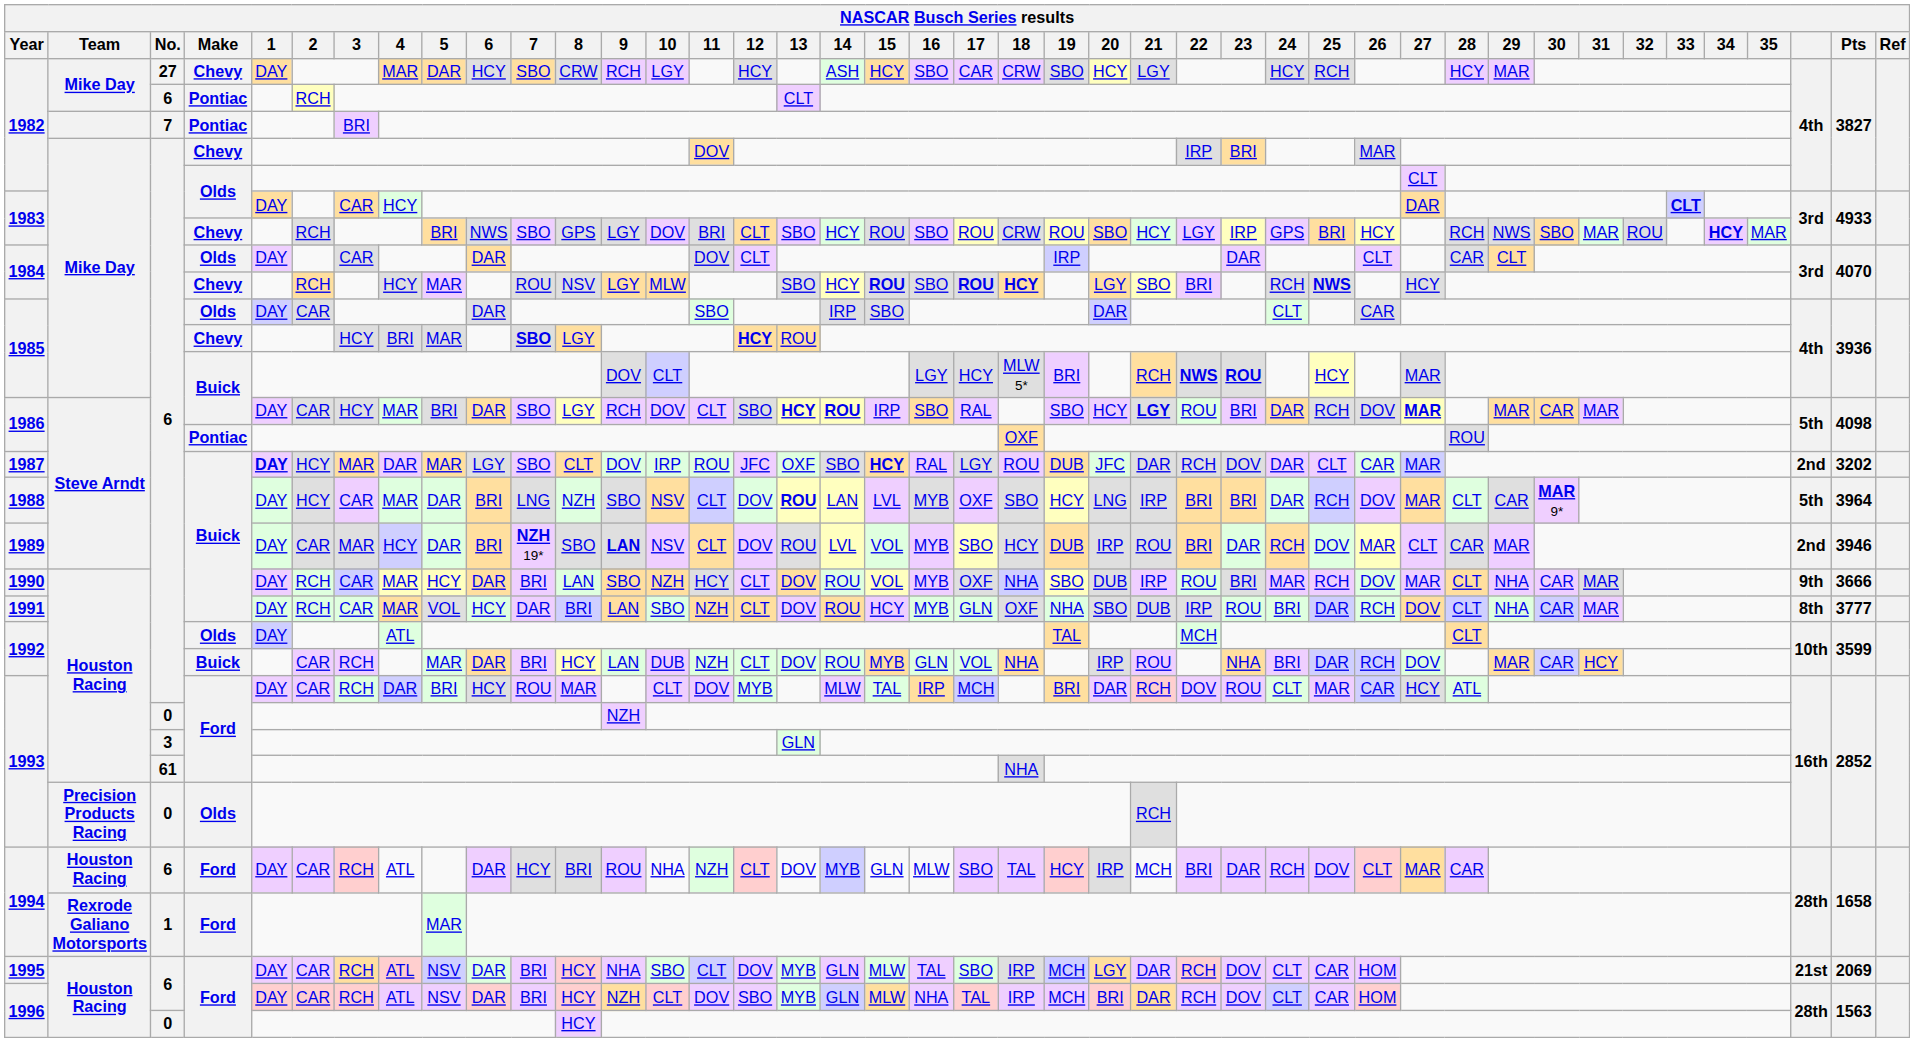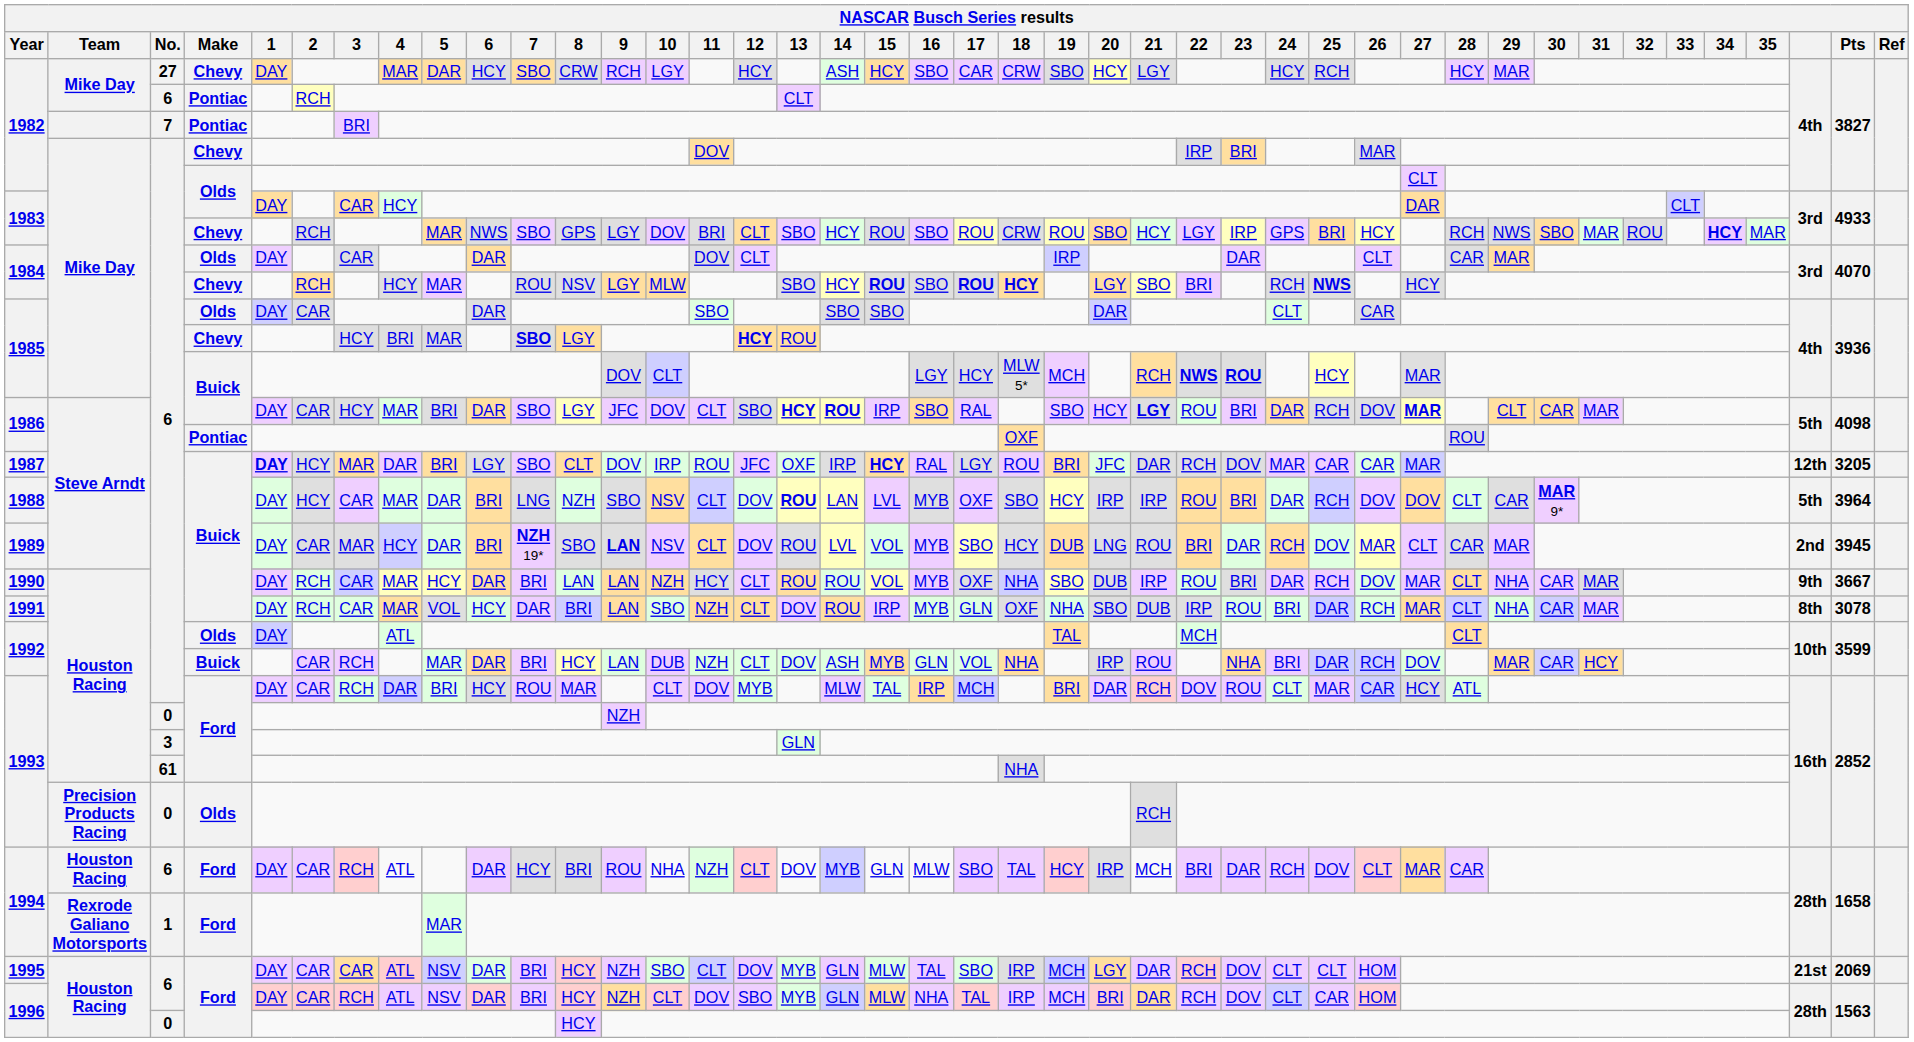(1686, 205) bold -> (1685, 205) normal
(444, 232) BRI -> (444, 232) MAR
(1512, 258) CLT -> (1512, 258) MAR
(843, 312) IRP -> (843, 312) SBO
(1067, 375) BRI -> (1067, 375) MCH
(623, 411) RCH -> (623, 411) JFC
(1512, 411) MAR -> (1512, 411) CLT
(444, 464) MAR -> (444, 464) BRI
(843, 464) SBO -> (843, 464) IRP
(1067, 464) DUB -> (1067, 464) BRI
(1287, 464) DAR -> (1287, 464) MAR
(1332, 464) CLT -> (1332, 464) CAR
(1811, 464) 2nd -> (1810, 464) 12th
(1854, 464) 3202 -> (1853, 464) 3205
(1110, 500) LNG -> (1110, 500) IRP
(1199, 500) BRI -> (1199, 500) ROU
(1423, 500) MAR -> (1423, 500) DOV
(1110, 546) IRP -> (1110, 546) LNG
(1854, 546) 3946 -> (1853, 546) 3945
(623, 582) SBO -> (623, 582) LAN
(798, 582) DOV -> (798, 582) ROU
(1287, 582) MAR -> (1287, 582) DAR
(1854, 582) 3666 -> (1853, 582) 3667
(887, 609) HCY -> (887, 609) IRP
(1423, 609) DOV -> (1423, 609) MAR
(1854, 609) 3777 -> (1853, 609) 3078
(843, 662) ROU -> (843, 662) ASH
(356, 970) RCH -> (356, 970) CAR
(623, 970) NHA -> (623, 970) NZH
(1332, 970) CAR -> (1332, 970) CLT
